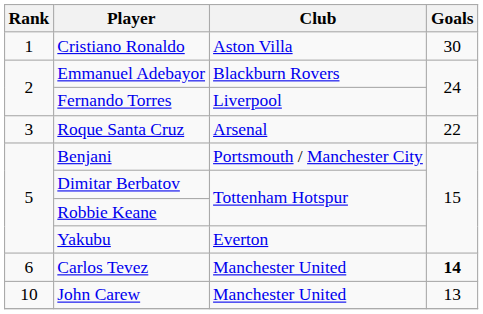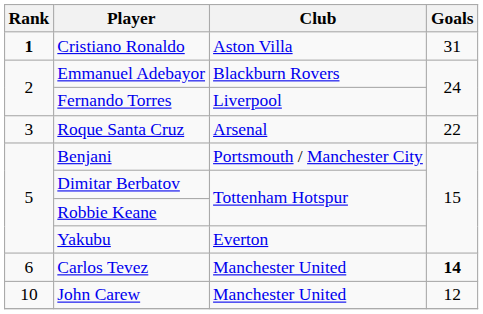(29, 45) normal -> (29, 45) bold
(452, 45) 30 -> (452, 45) 31
(452, 294) 13 -> (452, 294) 12
